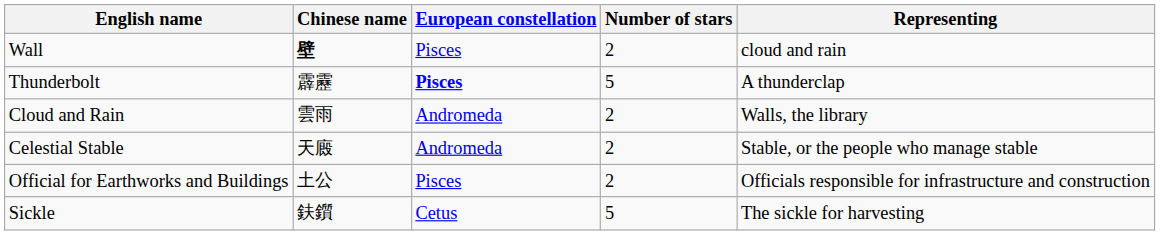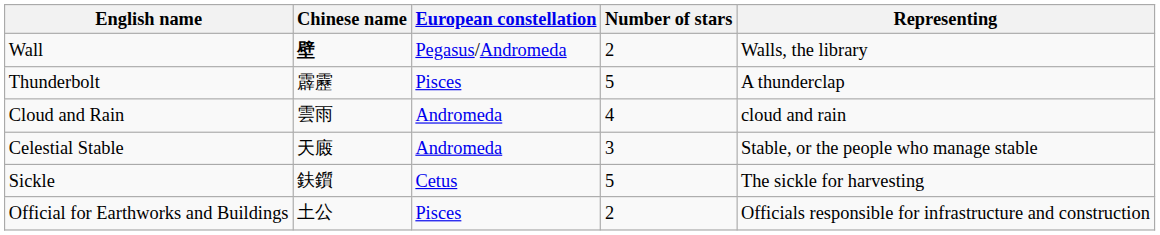(438, 49) Pisces -> (491, 49) Pegasus/Andromeda
(794, 49) cloud and rain -> (804, 49) Walls, the library
(439, 82) bold -> (438, 82) normal
(610, 115) 2 -> (610, 115) 4
(804, 115) Walls, the library -> (794, 115) cloud and rain
(610, 147) 2 -> (610, 147) 3
rows swapped: (32, 213) <-> (149, 180)
